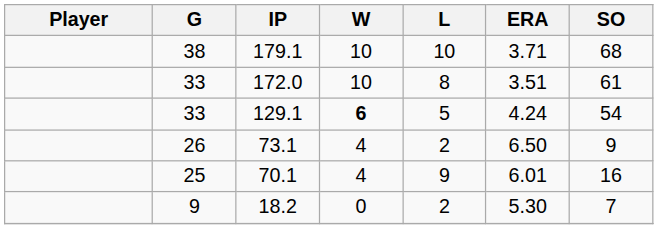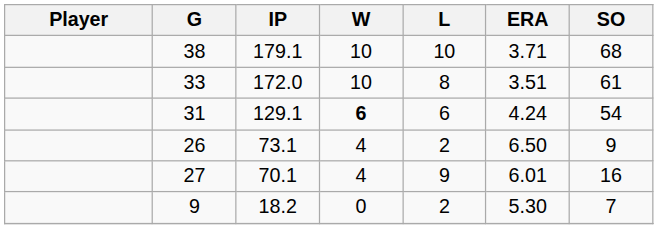(194, 113) 33 -> (194, 113) 31
(444, 113) 5 -> (444, 113) 6
(194, 176) 25 -> (194, 176) 27
